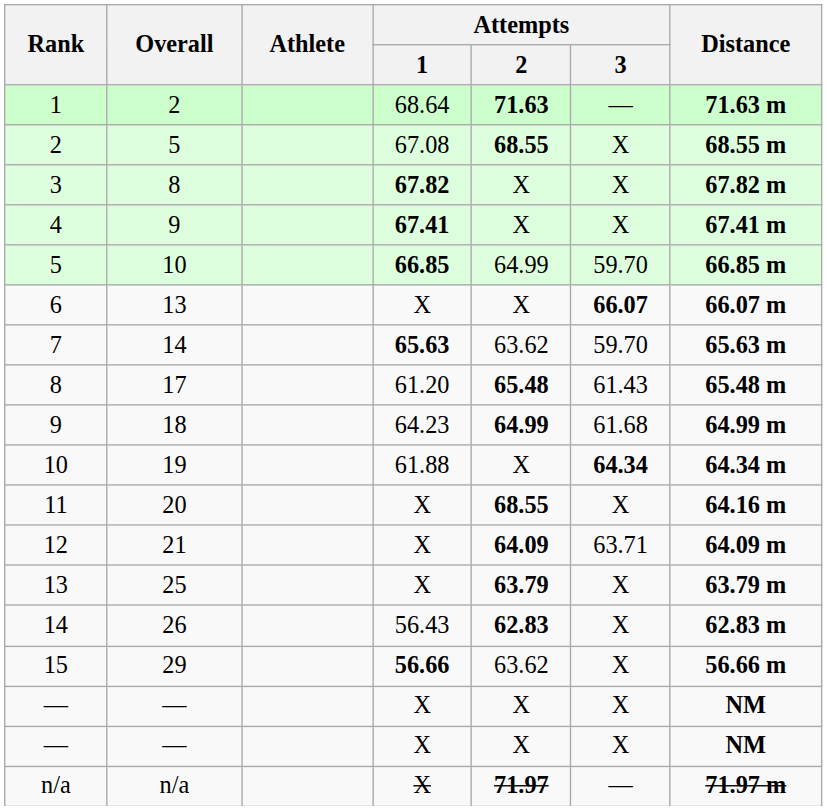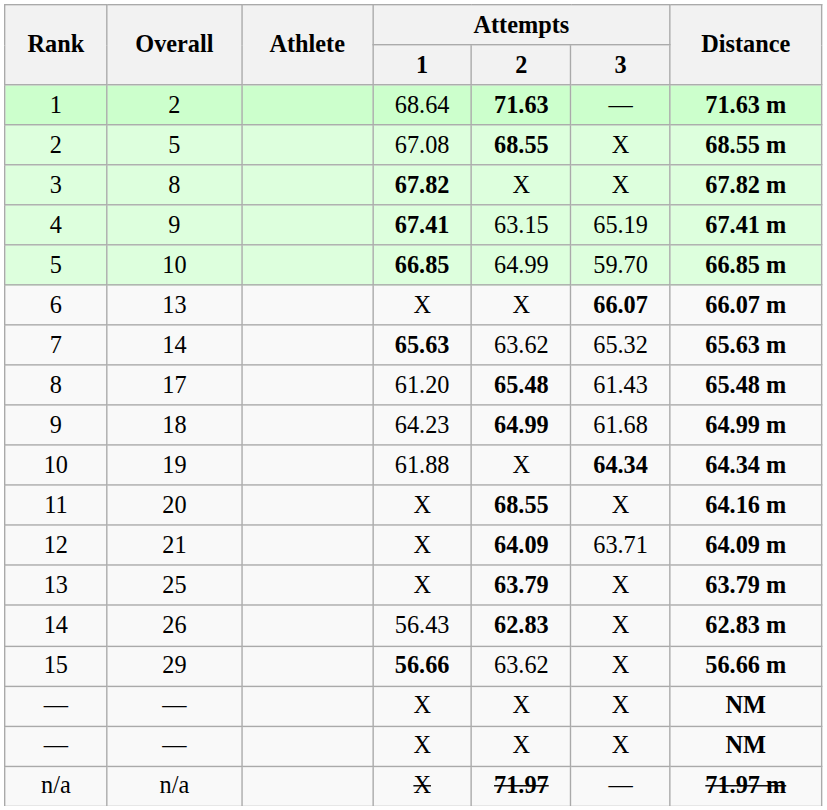(521, 224) X -> (521, 224) 63.15
(621, 224) X -> (621, 224) 65.19
(621, 344) 59.70 -> (621, 344) 65.32
